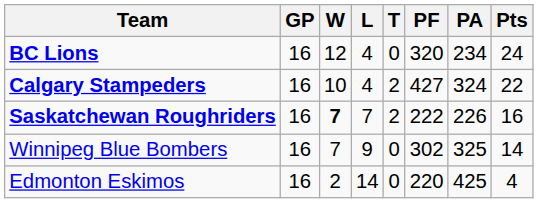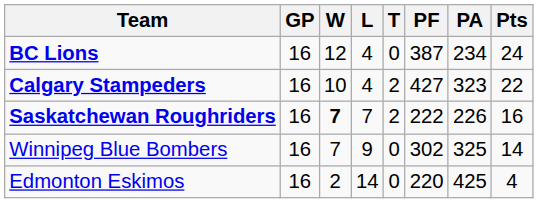(427, 52) 320 -> (427, 52) 387
(470, 85) 324 -> (470, 85) 323
